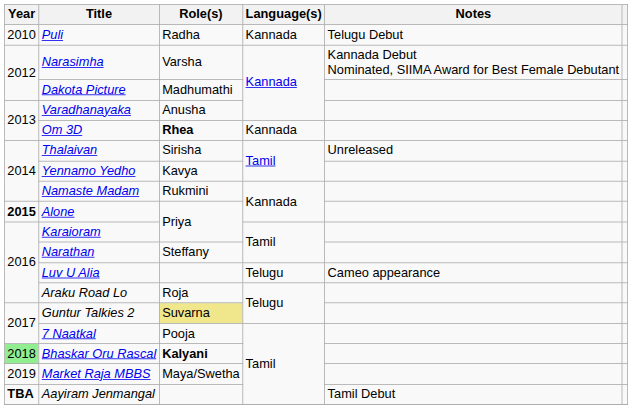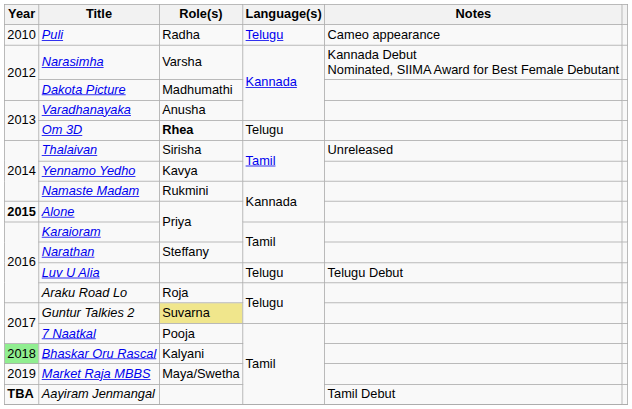(271, 34) Kannada -> (264, 34) Telugu
(365, 34) Telugu Debut -> (384, 34) Cameo appearance
(271, 130) Kannada -> (264, 130) Telugu
(384, 272) Cameo appearance -> (365, 272) Telugu Debut
(185, 353) bold -> (183, 353) normal
